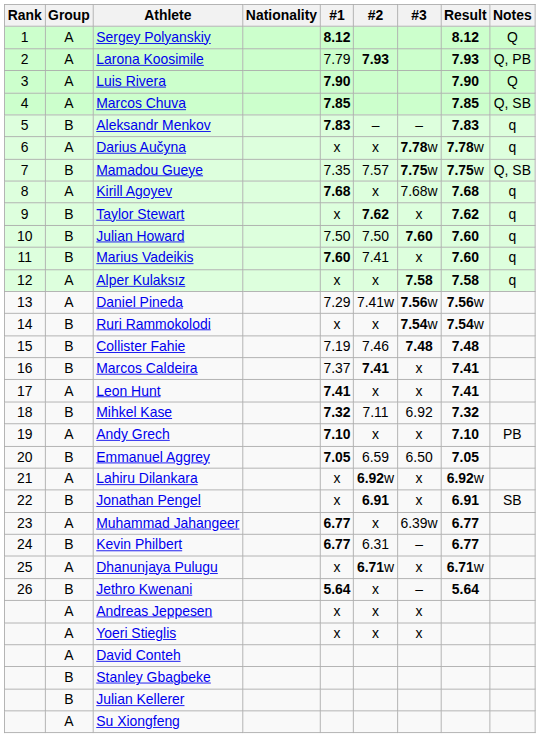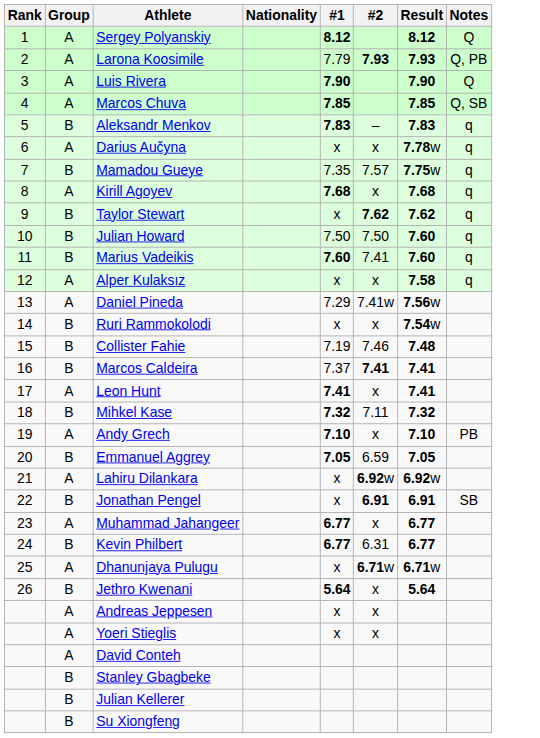- column: (419, 15)
(512, 170) Q, SB -> (469, 170) q
(69, 721) A -> (69, 721) B
